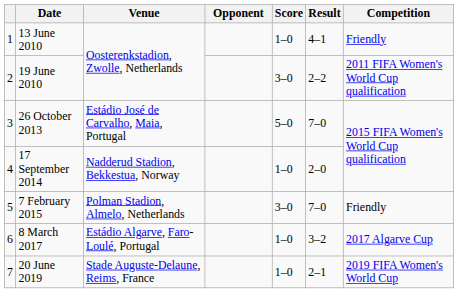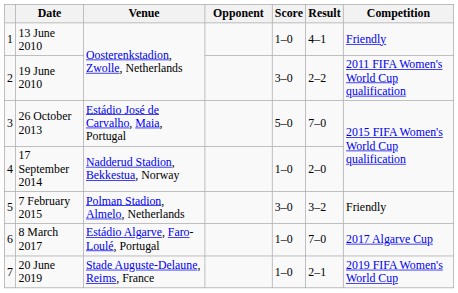(317, 207) 7–0 -> (317, 207) 3–2
(317, 239) 3–2 -> (317, 239) 7–0
